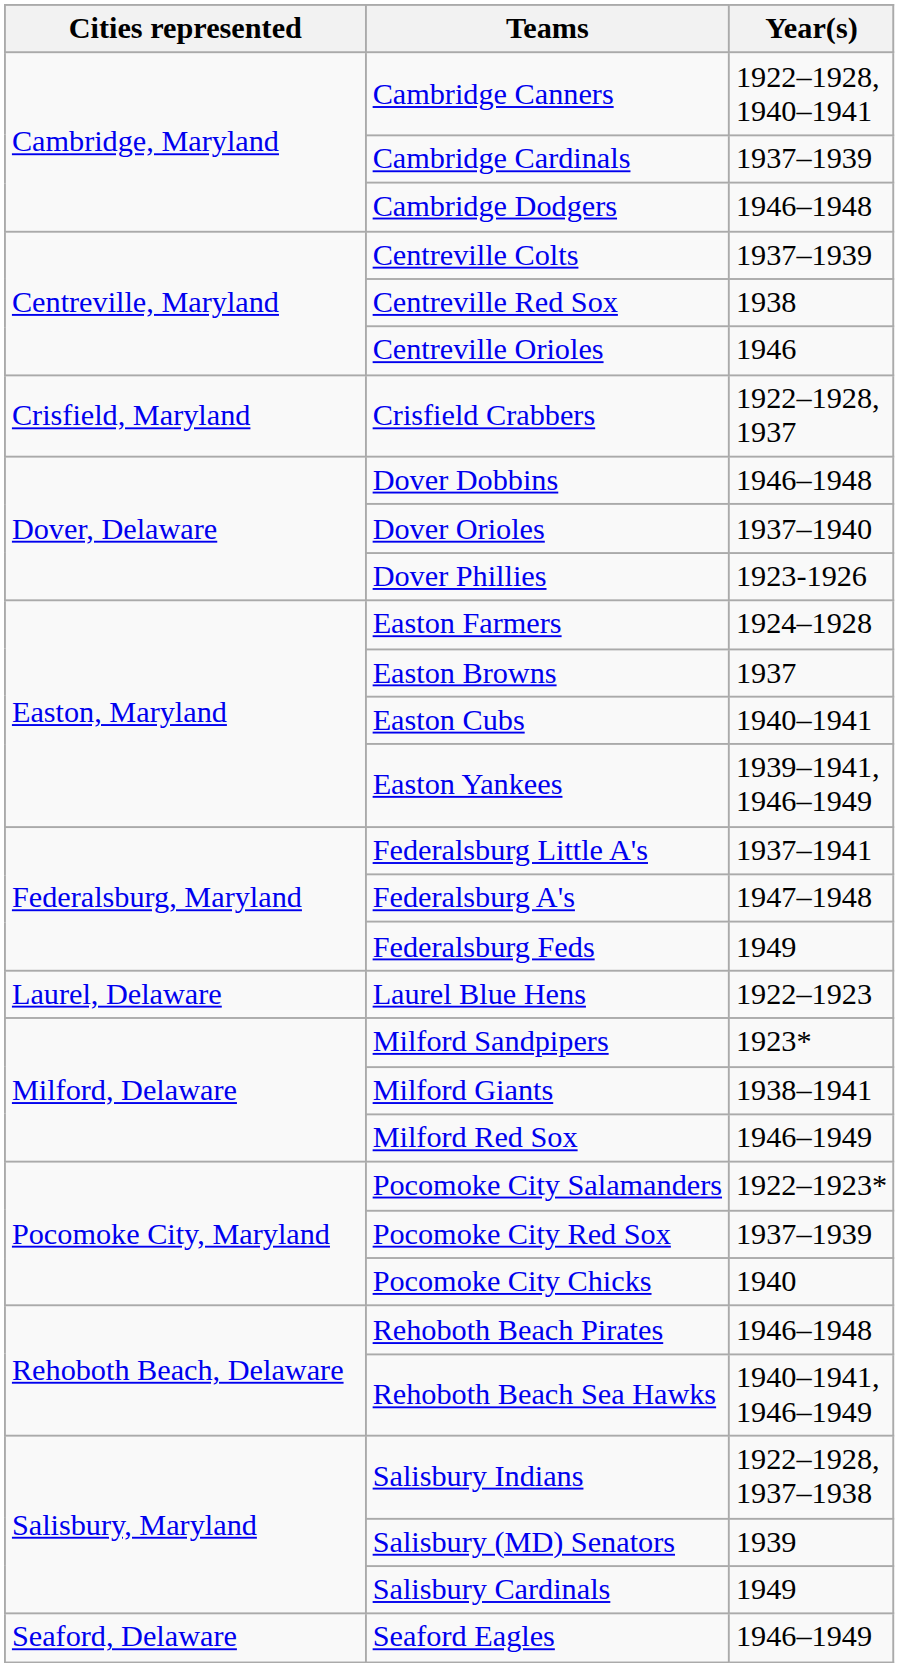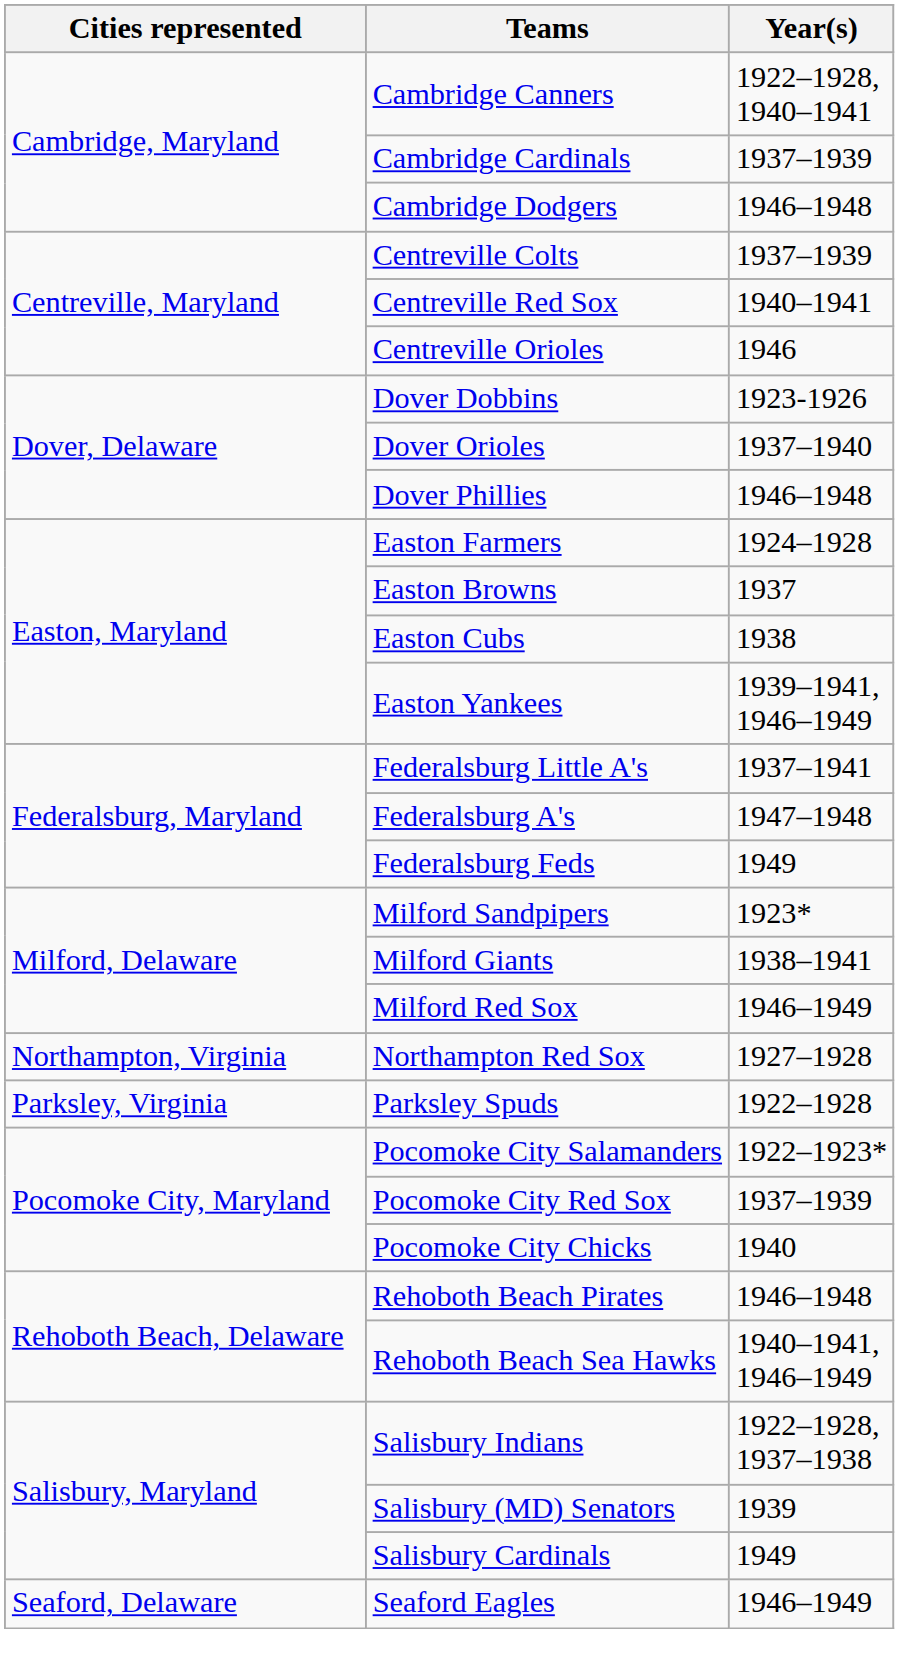(766, 302) 1938 -> (804, 302) 1940–1941
- row: (484, 415)
(804, 480) 1946–1948 -> (801, 398) 1923-1926
(801, 576) 1923-1926 -> (804, 494) 1946–1948
(804, 719) 1940–1941 -> (766, 638) 1938
- row: (479, 993)
+ row: (509, 1055)
+ row: (465, 1103)
